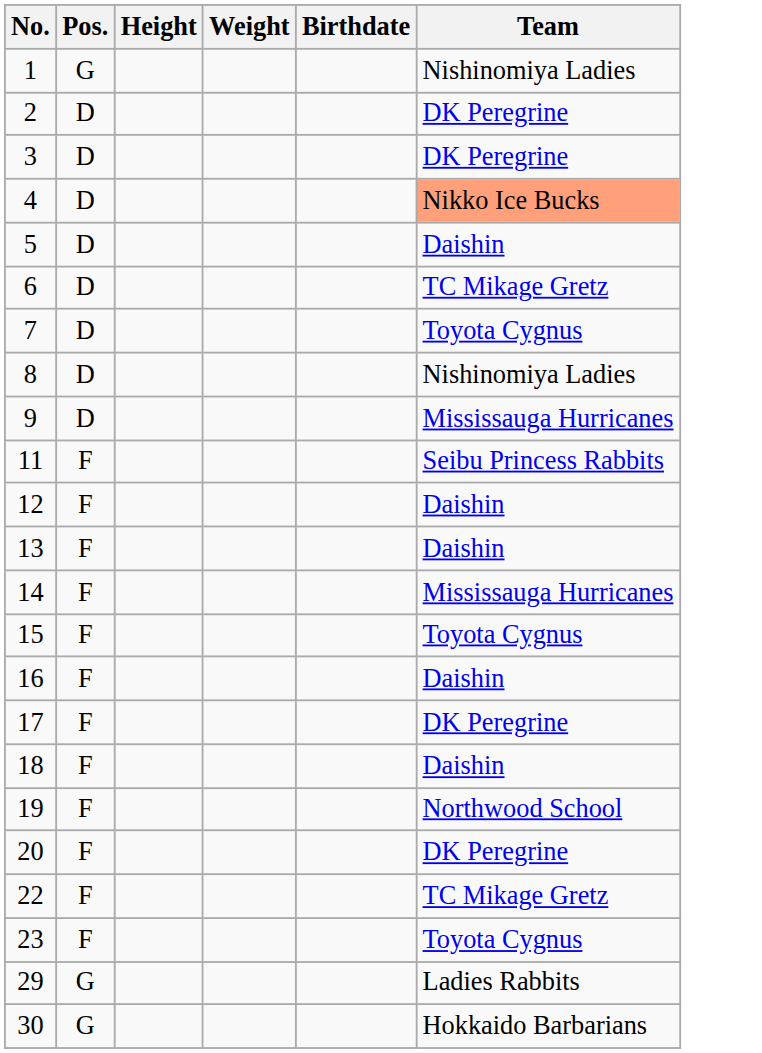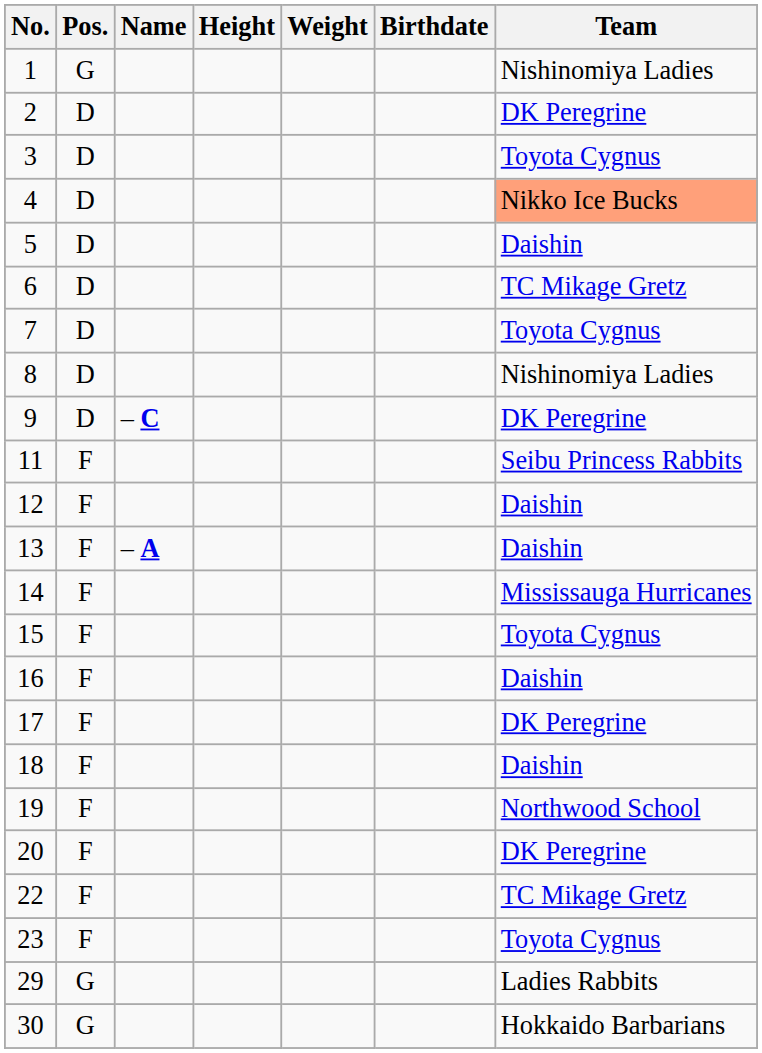+ column: (154, 26)
(495, 157) DK Peregrine -> (581, 157) Toyota Cygnus
(548, 417) Mississauga Hurricanes -> (574, 417) DK Peregrine
